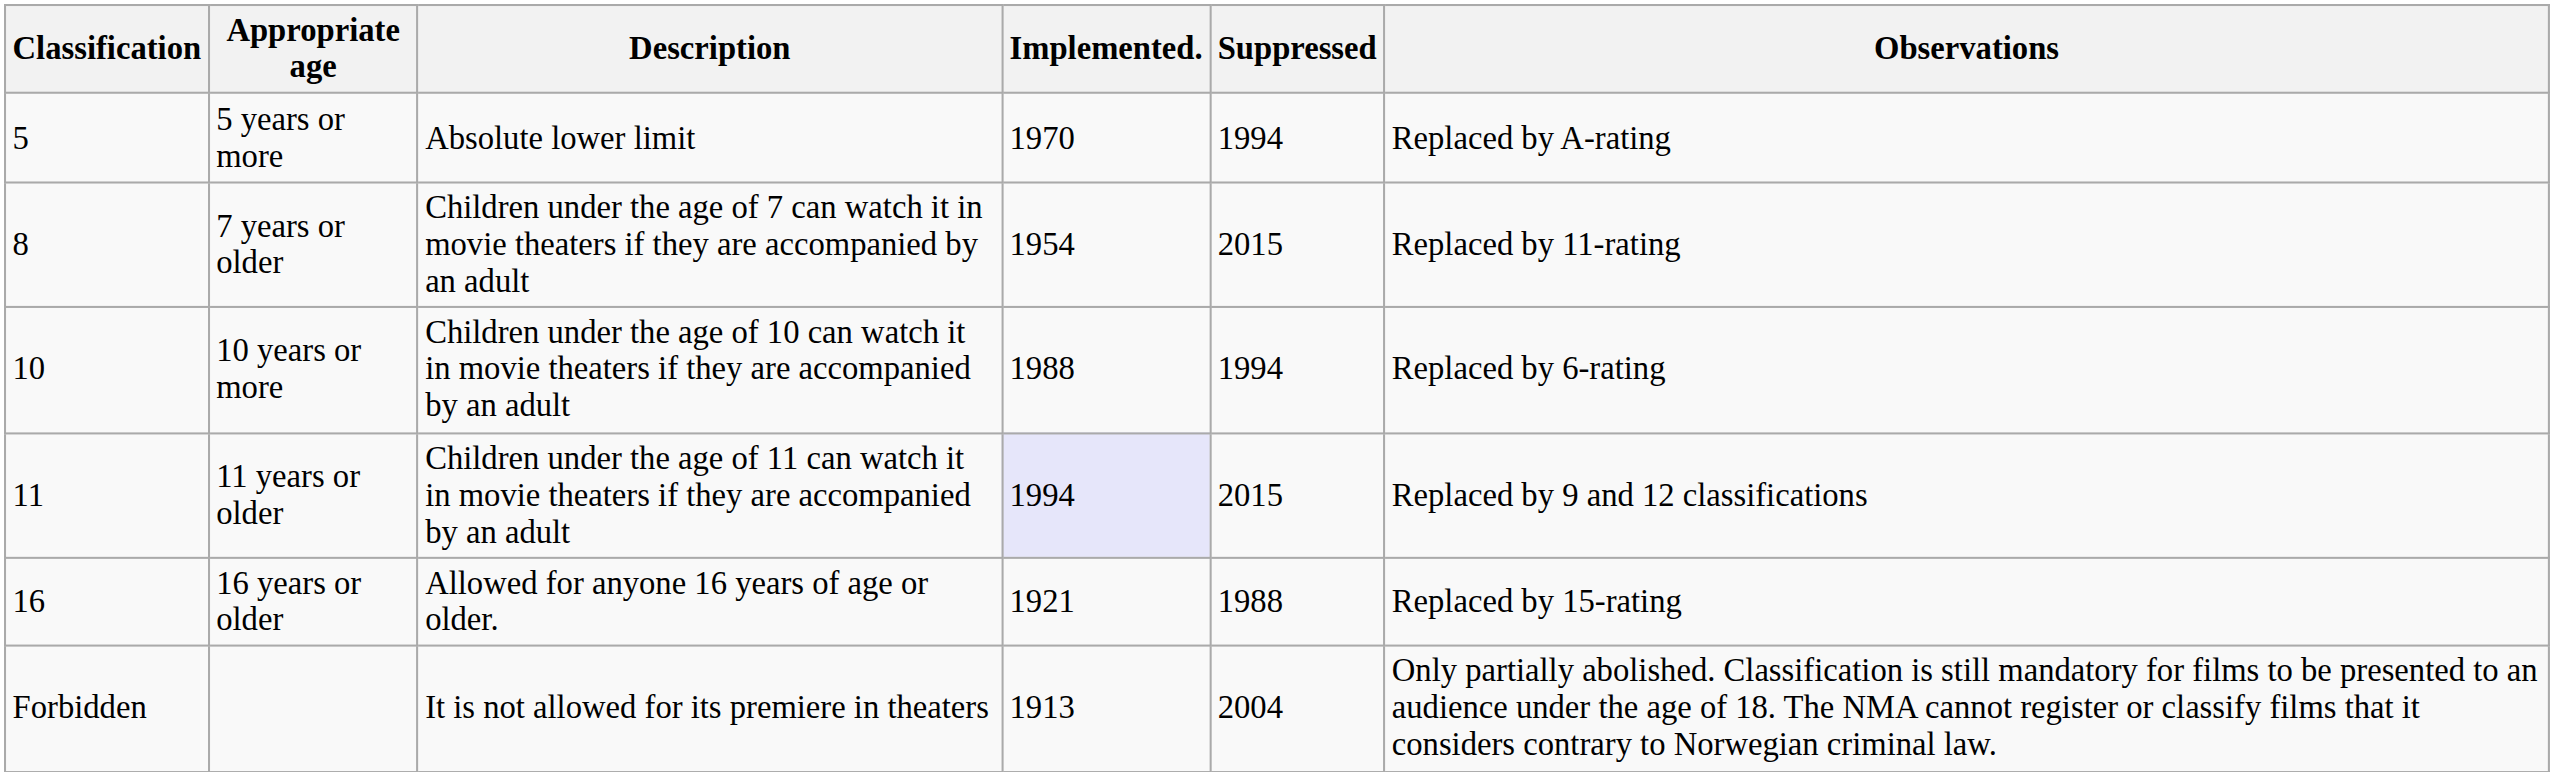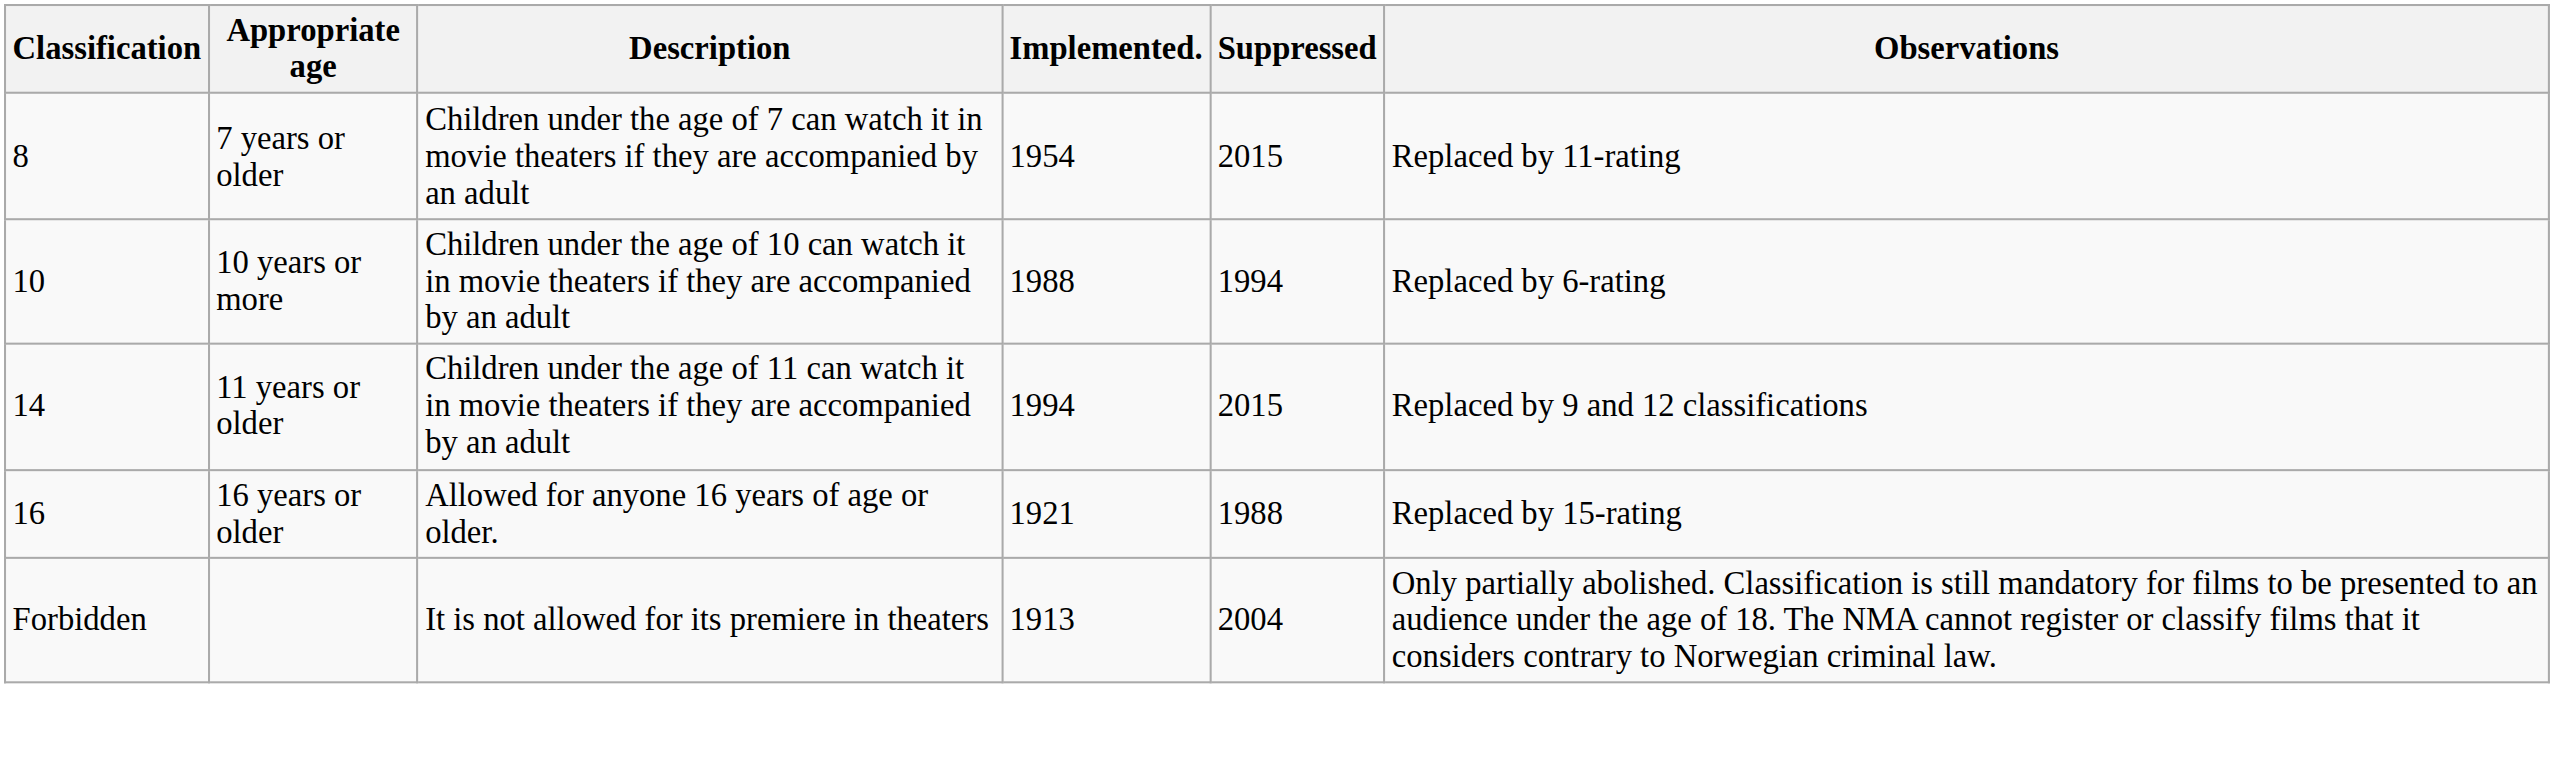- row: (281, 137)
(28, 494) 11 -> (29, 405) 14
(1042, 494) lavender background -> (1042, 405) no background
